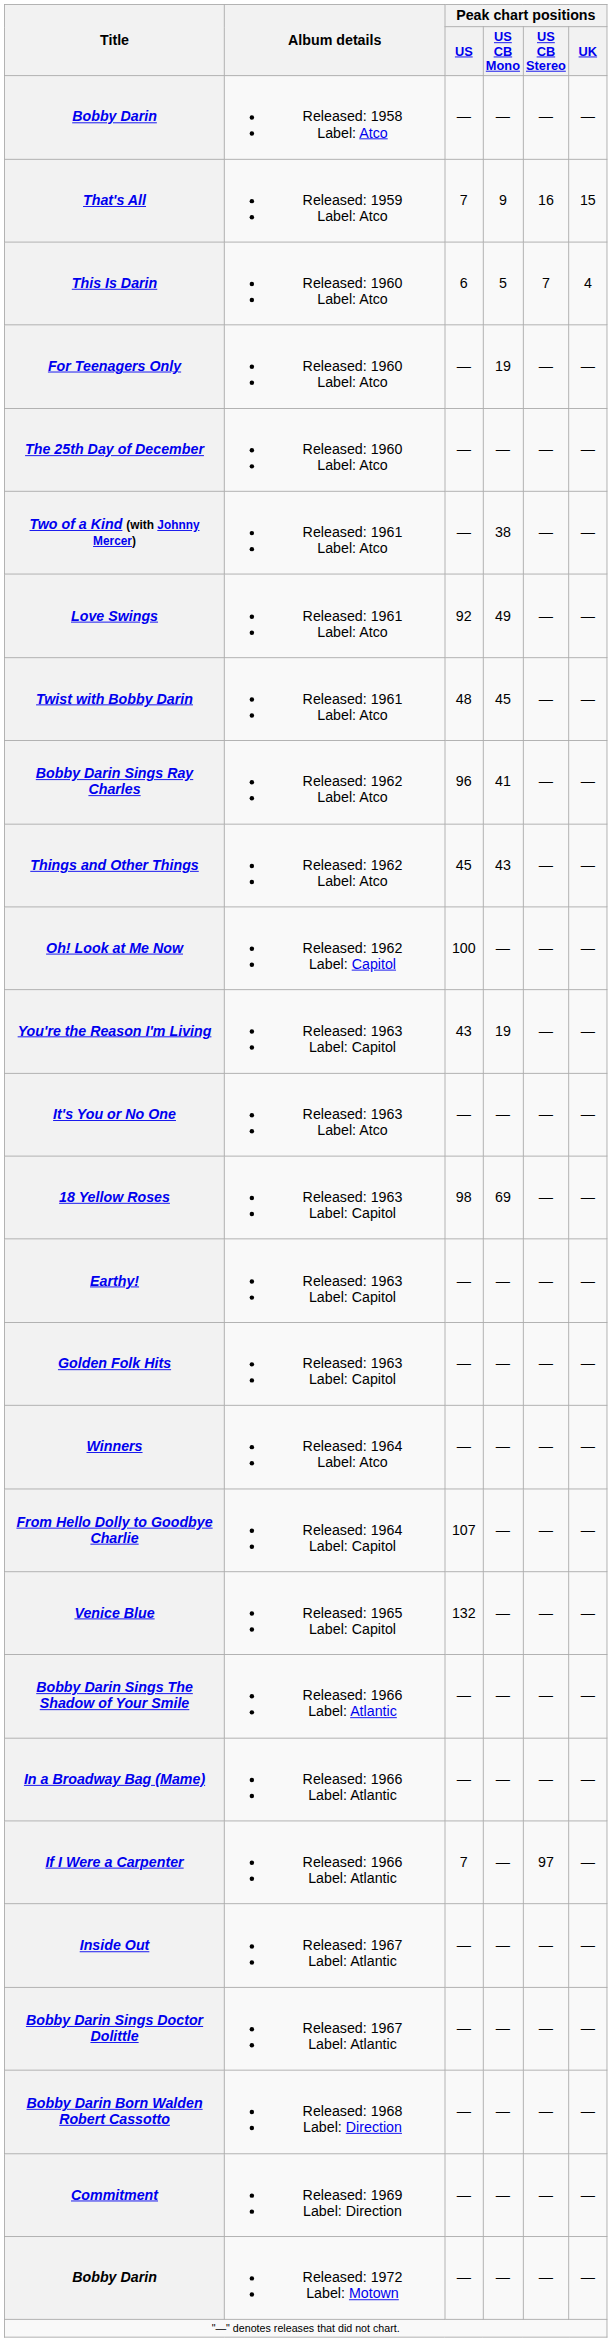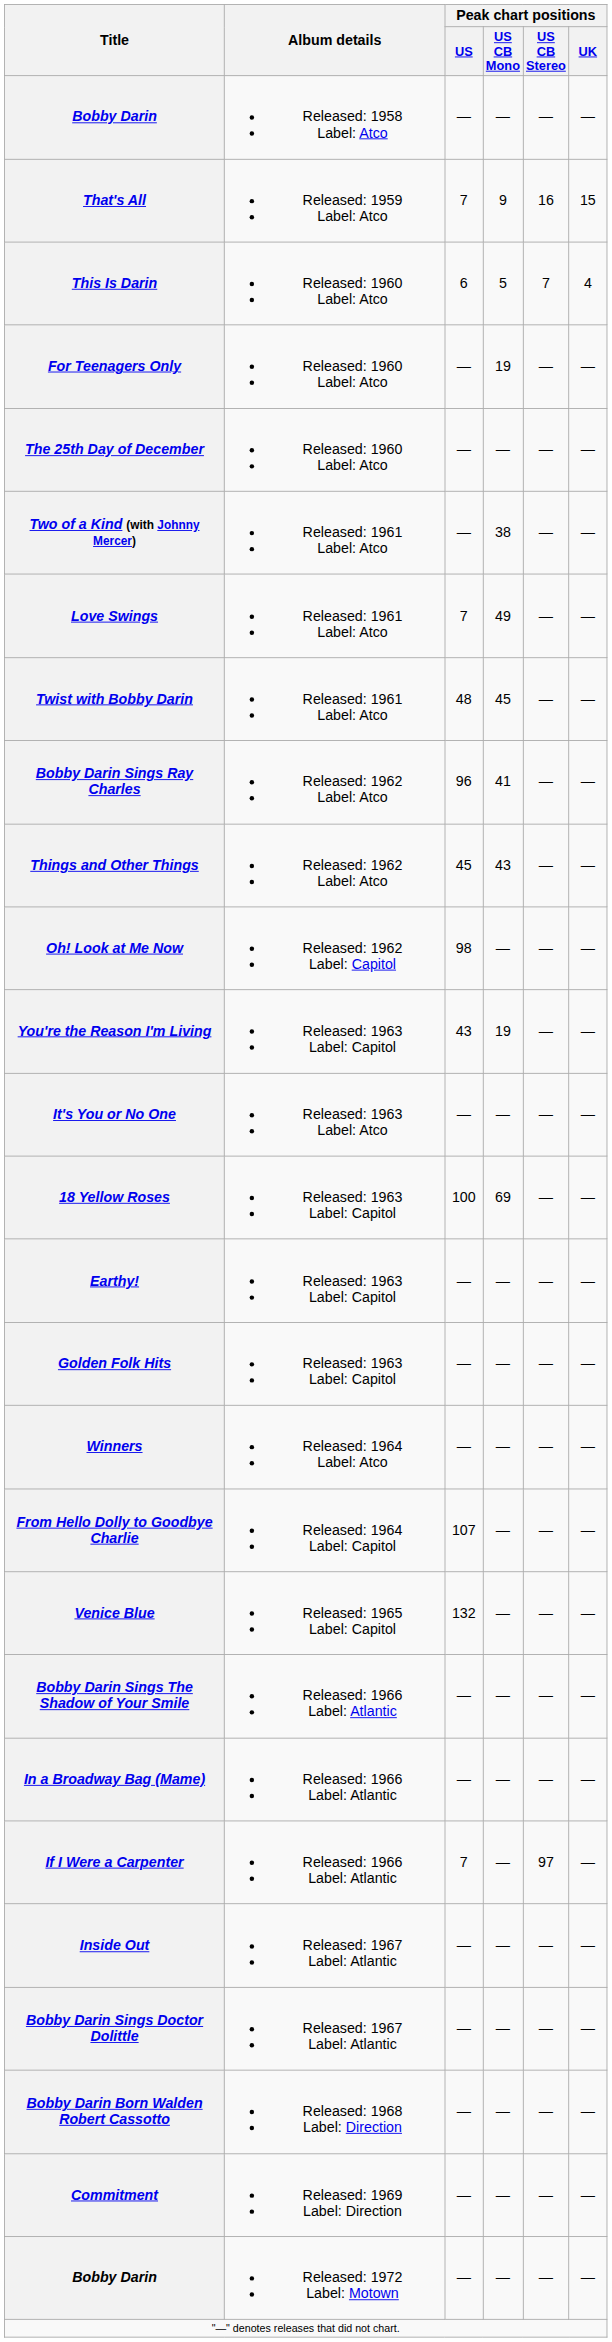(464, 615) 92 -> (464, 615) 7
(464, 948) 100 -> (464, 948) 98
(464, 1197) 98 -> (464, 1197) 100
